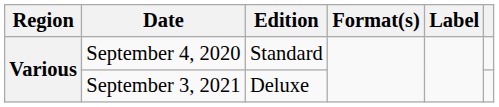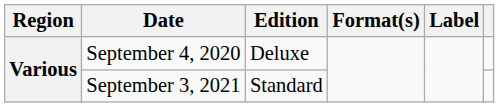(286, 53) Standard -> (279, 53) Deluxe
(279, 85) Deluxe -> (286, 85) Standard
